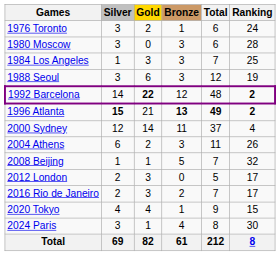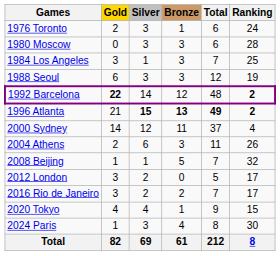columns swapped: (148, 12) <-> (118, 12)
